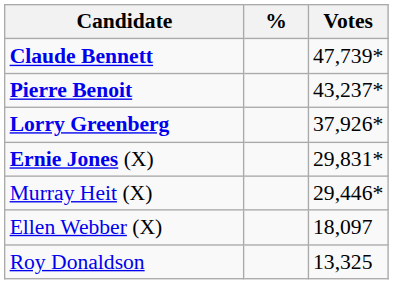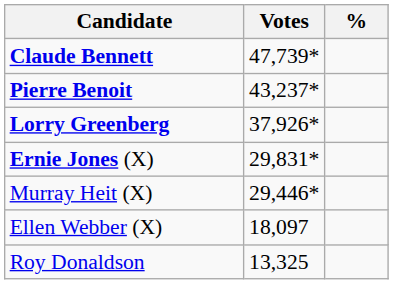columns swapped: (348, 21) <-> (276, 21)
